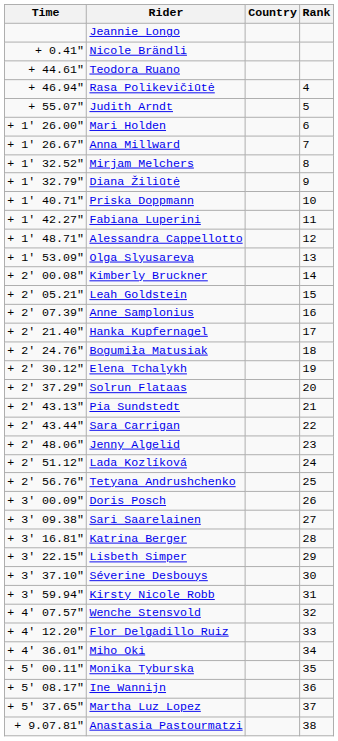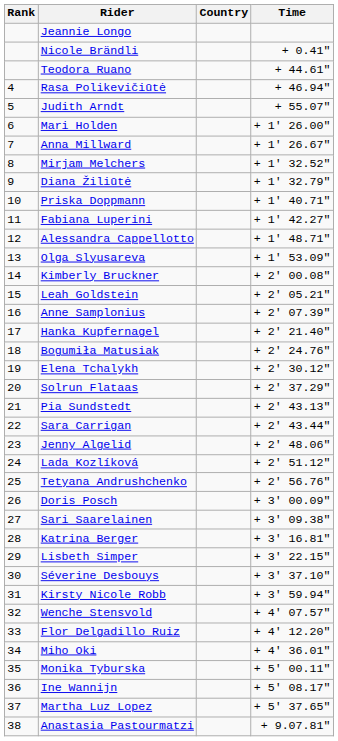columns swapped: (316, 14) <-> (46, 14)
